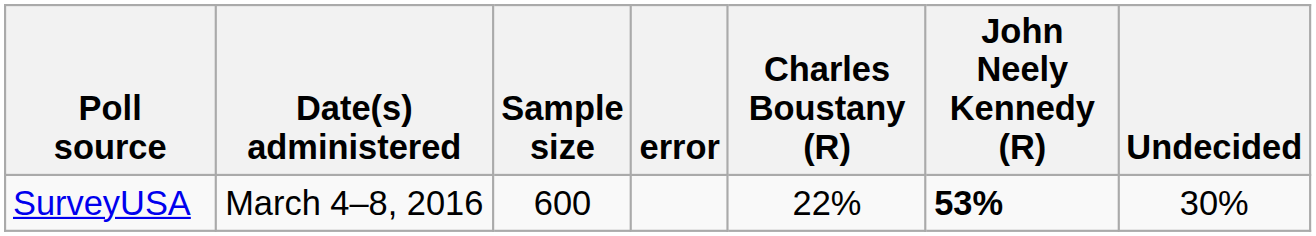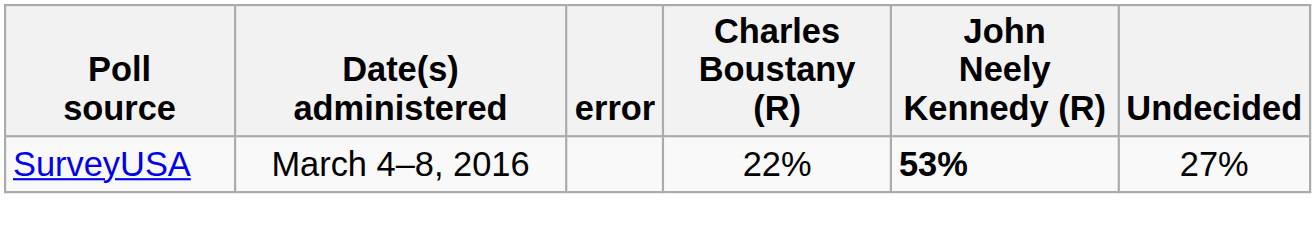- column: (562, 128)
(1214, 202) 30% -> (1214, 163) 27%
